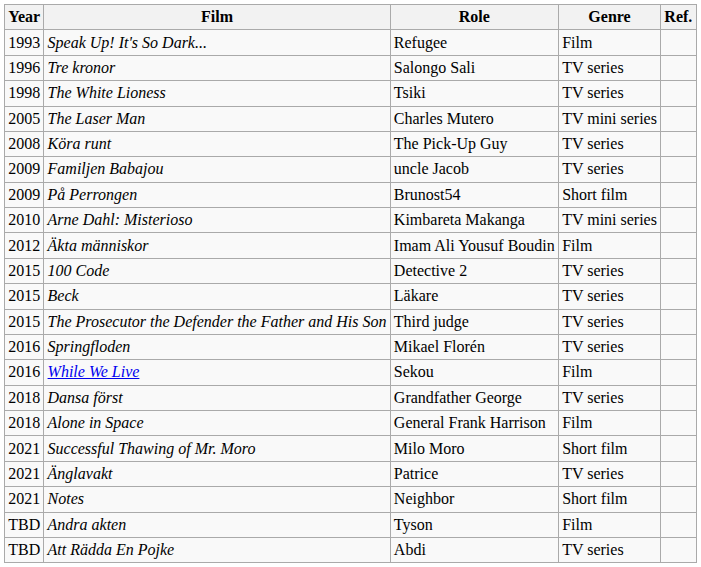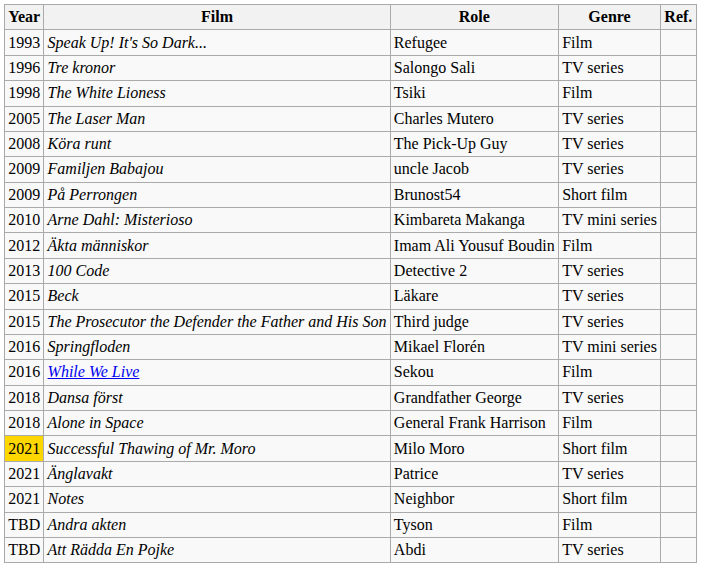(593, 93) TV series -> (577, 93) Film
(610, 118) TV mini series -> (593, 118) TV series
(24, 270) 2015 -> (24, 270) 2013
(593, 347) TV series -> (610, 347) TV mini series
(24, 448) no background -> (24, 448) gold background
